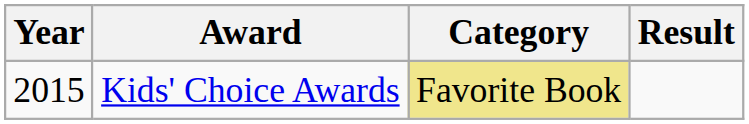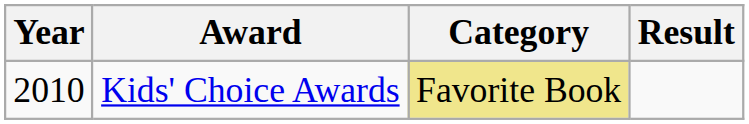(49, 89) 2015 -> (49, 89) 2010
